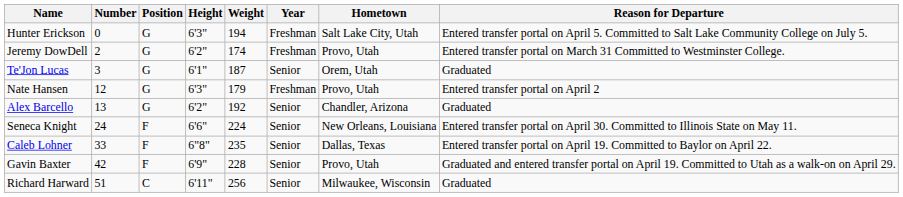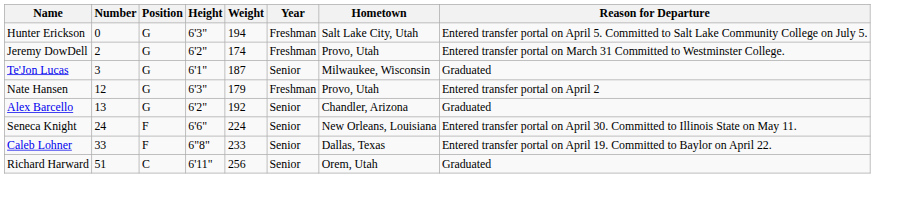(350, 70) Orem, Utah -> (376, 70) Milwaukee, Wisconsin
(237, 145) 235 -> (237, 145) 233
- row: (39, 164)
(376, 182) Milwaukee, Wisconsin -> (350, 164) Orem, Utah
